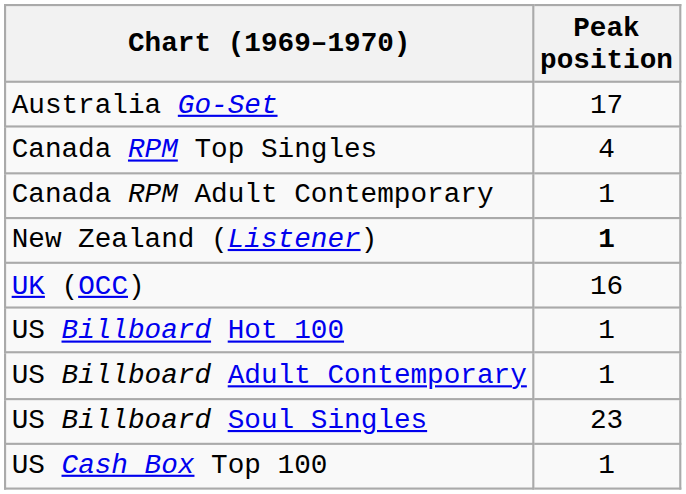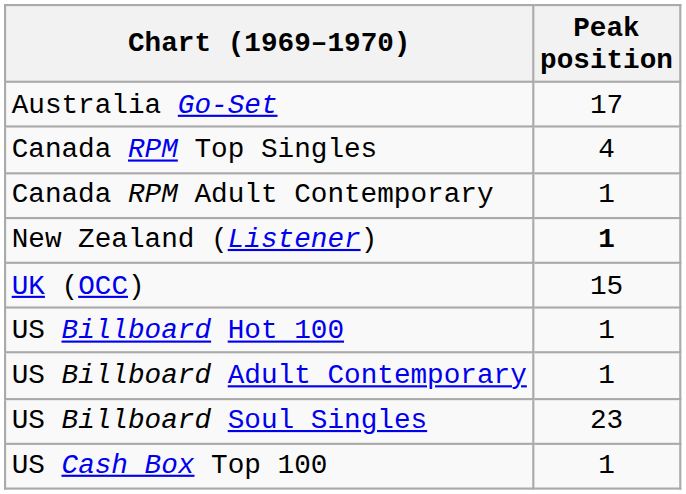(607, 285) 16 -> (607, 285) 15
